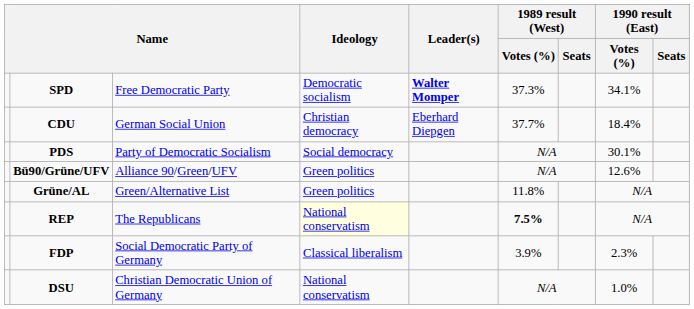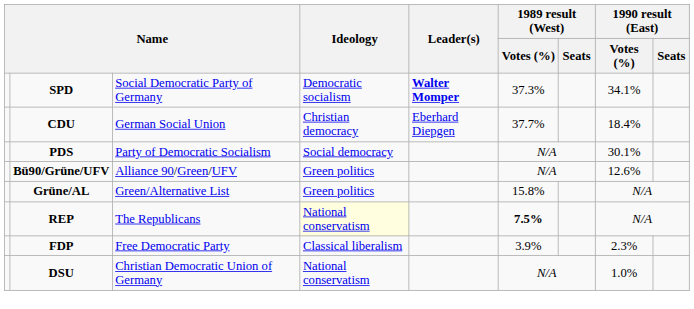(172, 90) Free Democratic Party -> (184, 90) Social Democratic Party of Germany
(528, 191) 11.8% -> (528, 191) 15.8%
(184, 253) Social Democratic Party of Germany -> (172, 245) Free Democratic Party
